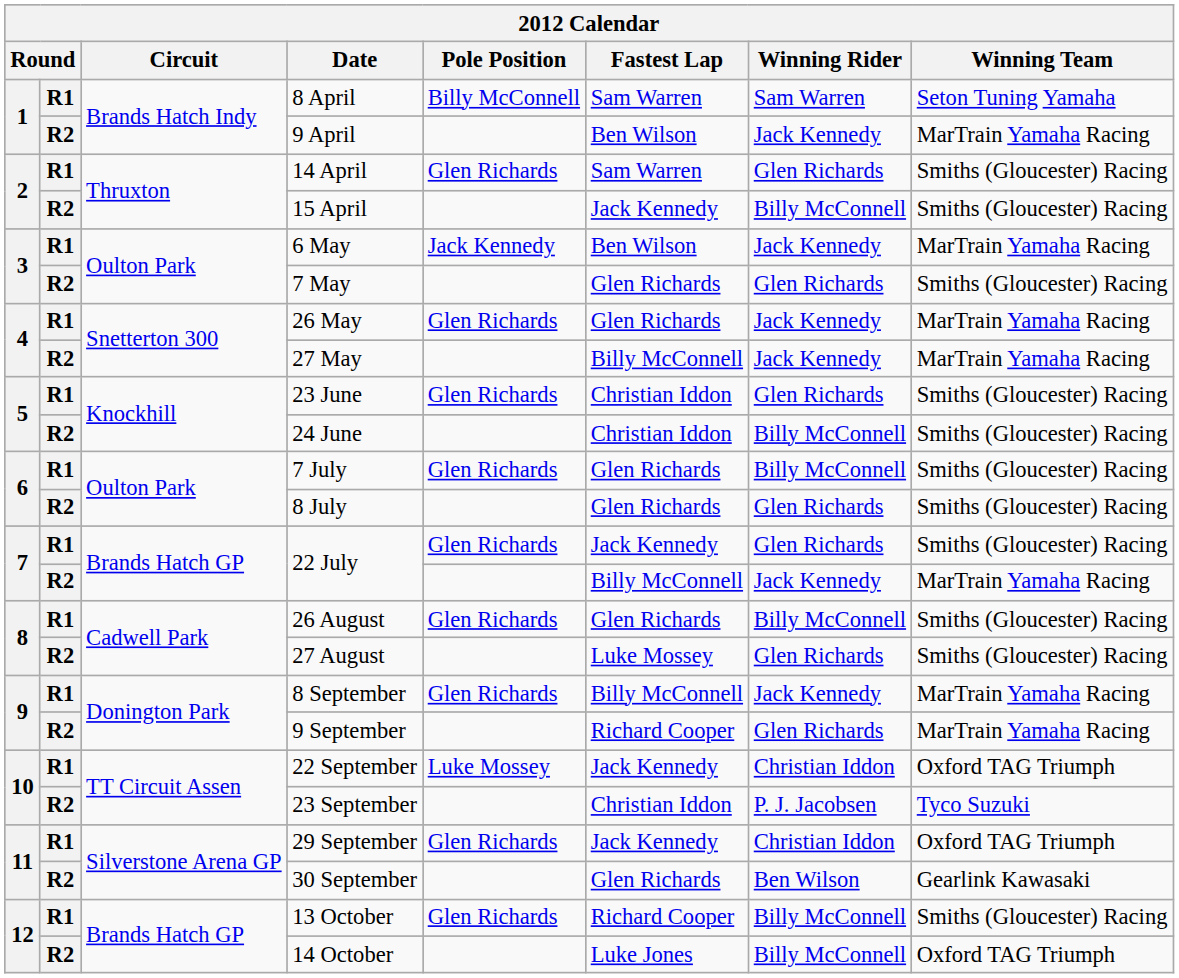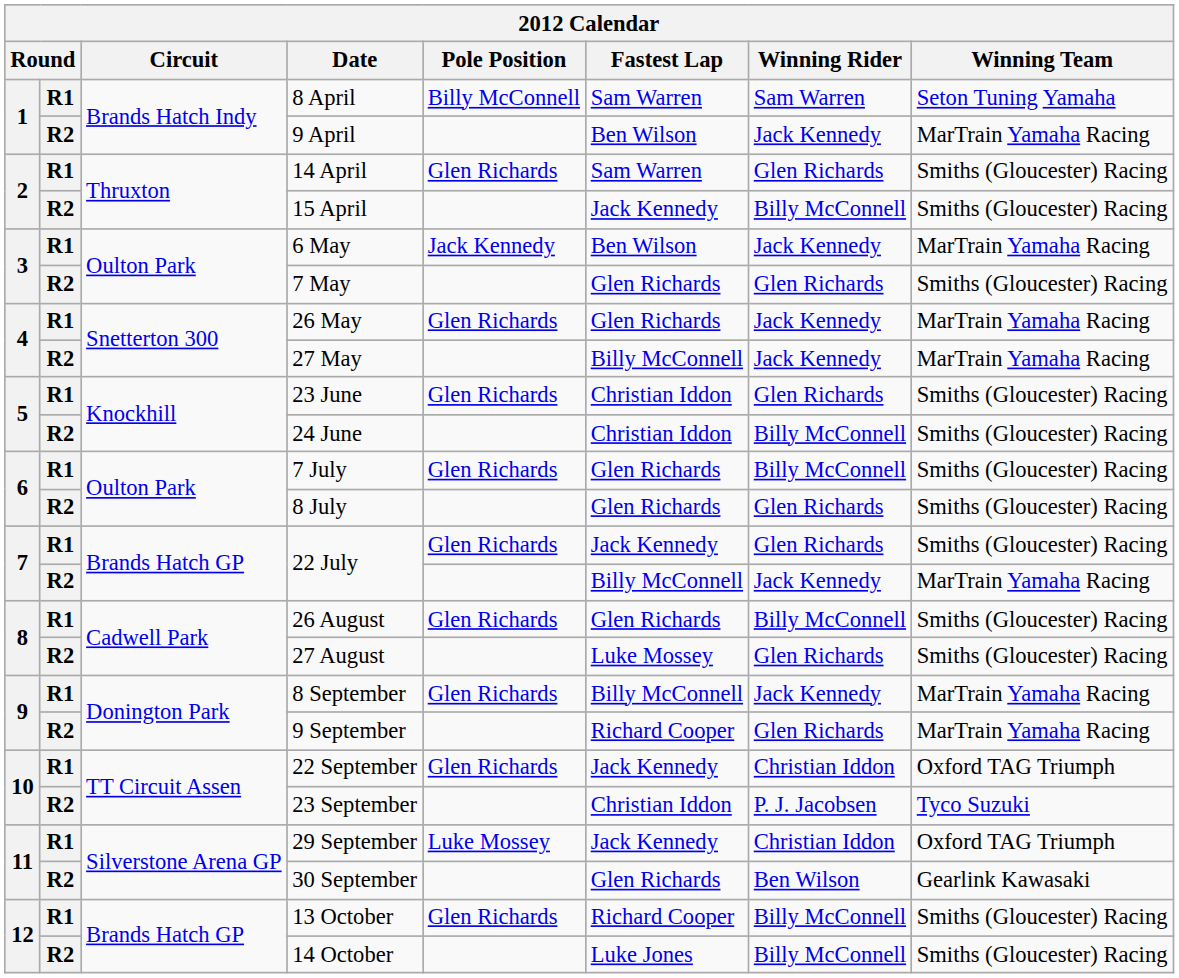(489, 767) Luke Mossey -> (493, 767) Glen Richards
(493, 842) Glen Richards -> (489, 842) Luke Mossey
(1016, 953) Oxford TAG Triumph -> (1042, 953) Smiths (Gloucester) Racing
